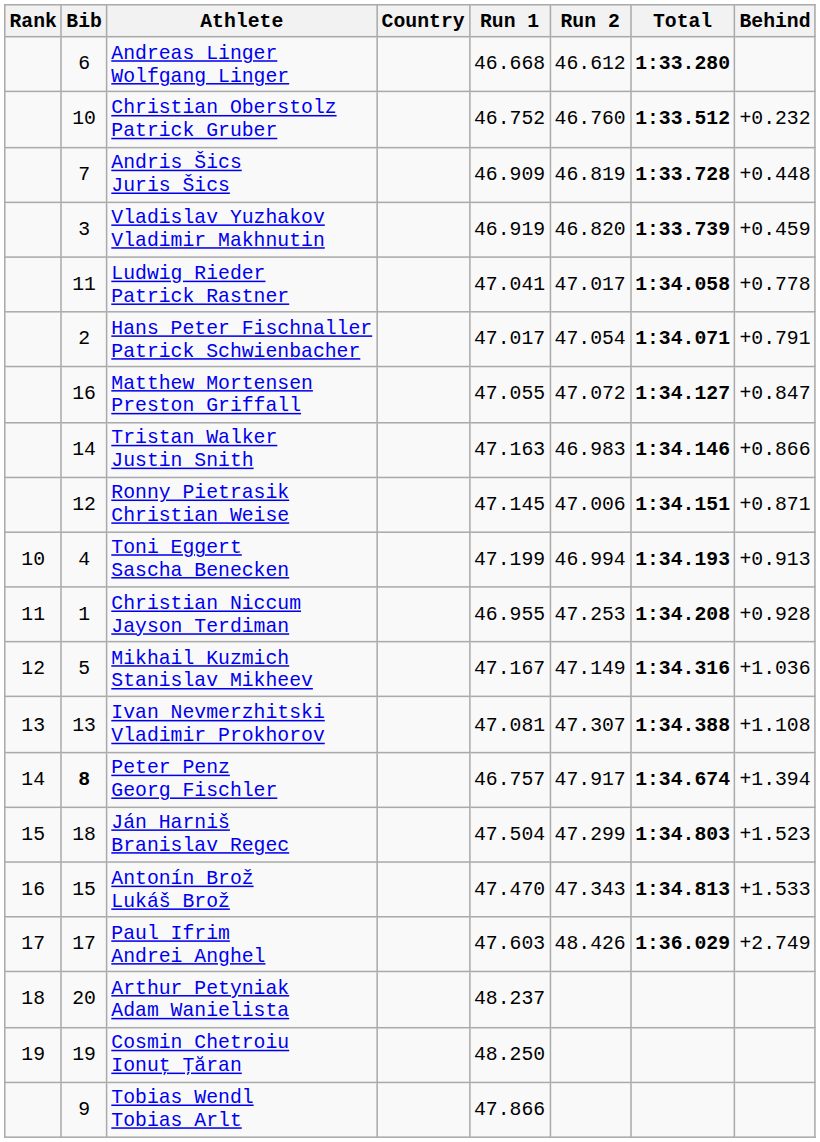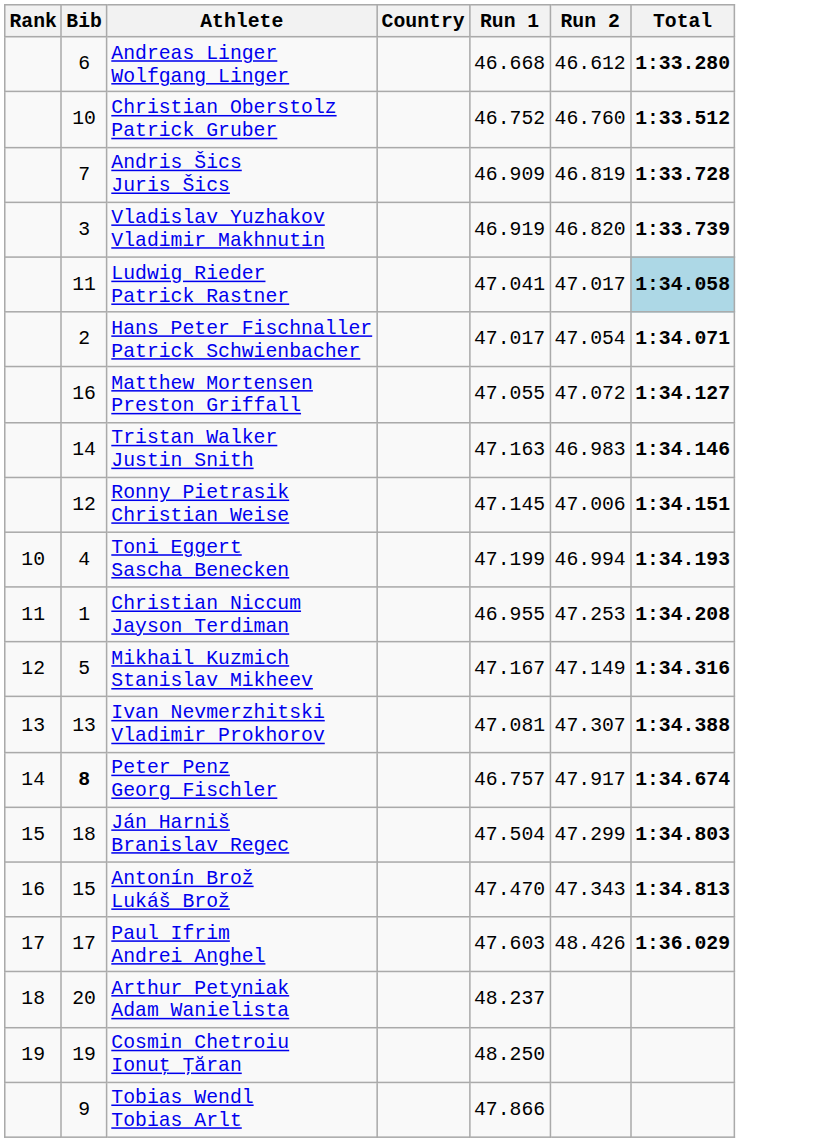- column: (775, 21)
(683, 284) no background -> (683, 284) lightblue background
